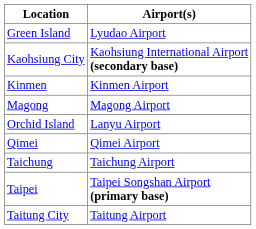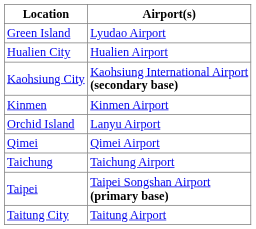+ row: (39, 52)
- row: (28, 104)
